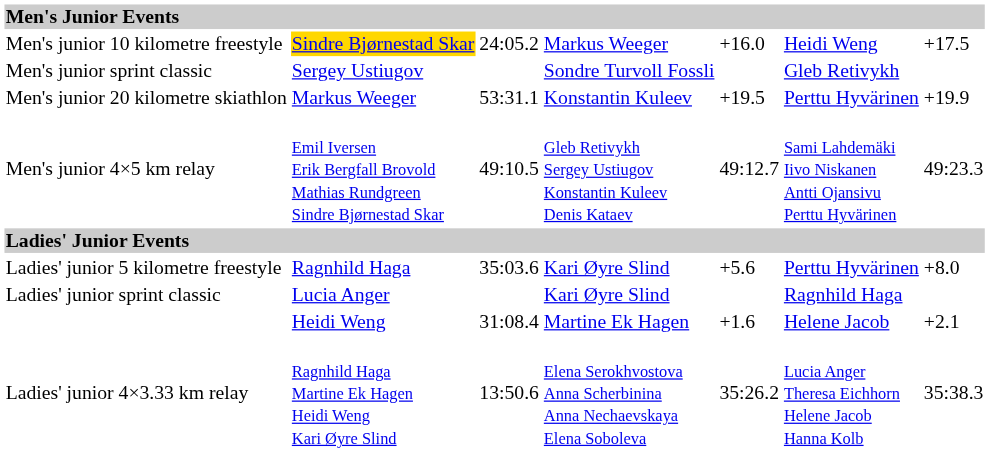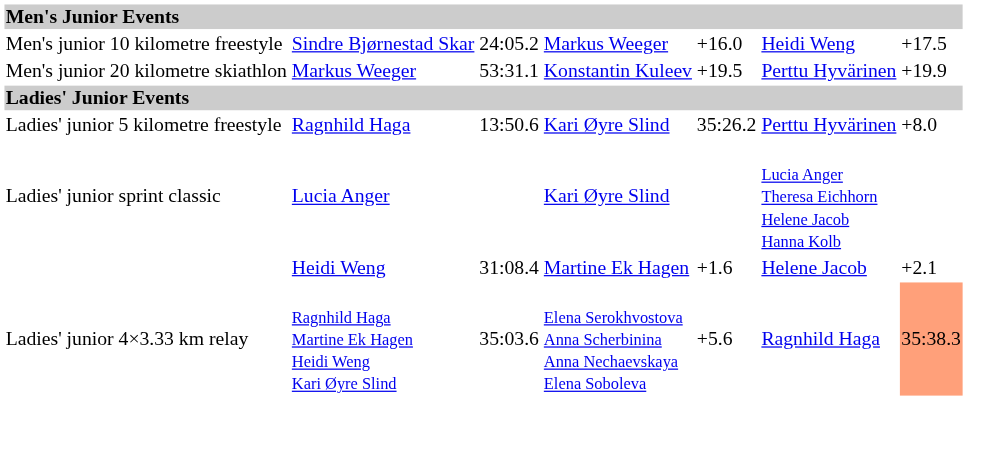(383, 43) gold background -> (383, 43) no background
- row: (109, 70)
- row: (110, 169)
(509, 267) 35:03.6 -> (509, 124) 13:50.6
(737, 267) +5.6 -> (727, 124) 35:26.2
(843, 294) Ragnhild Haga -> (819, 208) Lucia Anger Theresa Eichhorn Helene Jacob Hanna Kolb
(509, 393) 13:50.6 -> (509, 338) 35:03.6
(749, 393) 35:26.2 -> (715, 338) +5.6
(842, 405) Lucia Anger Theresa Eichhorn Helene Jacob Hanna Kolb -> (821, 338) Ragnhild Haga
(954, 393) no background -> (931, 338) lightsalmon background
